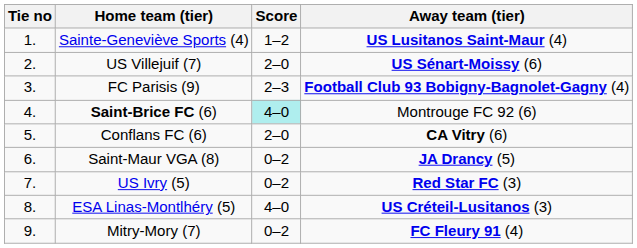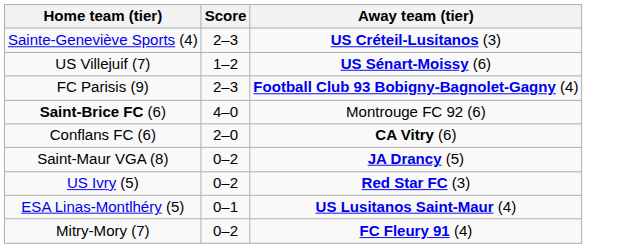- column: (30, 16)
(276, 40) 1–2 -> (226, 40) 2–3
(467, 40) US Lusitanos Saint-Maur (4) -> (416, 40) US Créteil-Lusitanos (3)
(276, 64) 2–0 -> (226, 64) 1–2
(276, 111) paleturquoise background -> (226, 111) no background
(276, 207) 4–0 -> (226, 207) 0–1
(467, 207) US Créteil-Lusitanos (3) -> (416, 207) US Lusitanos Saint-Maur (4)
